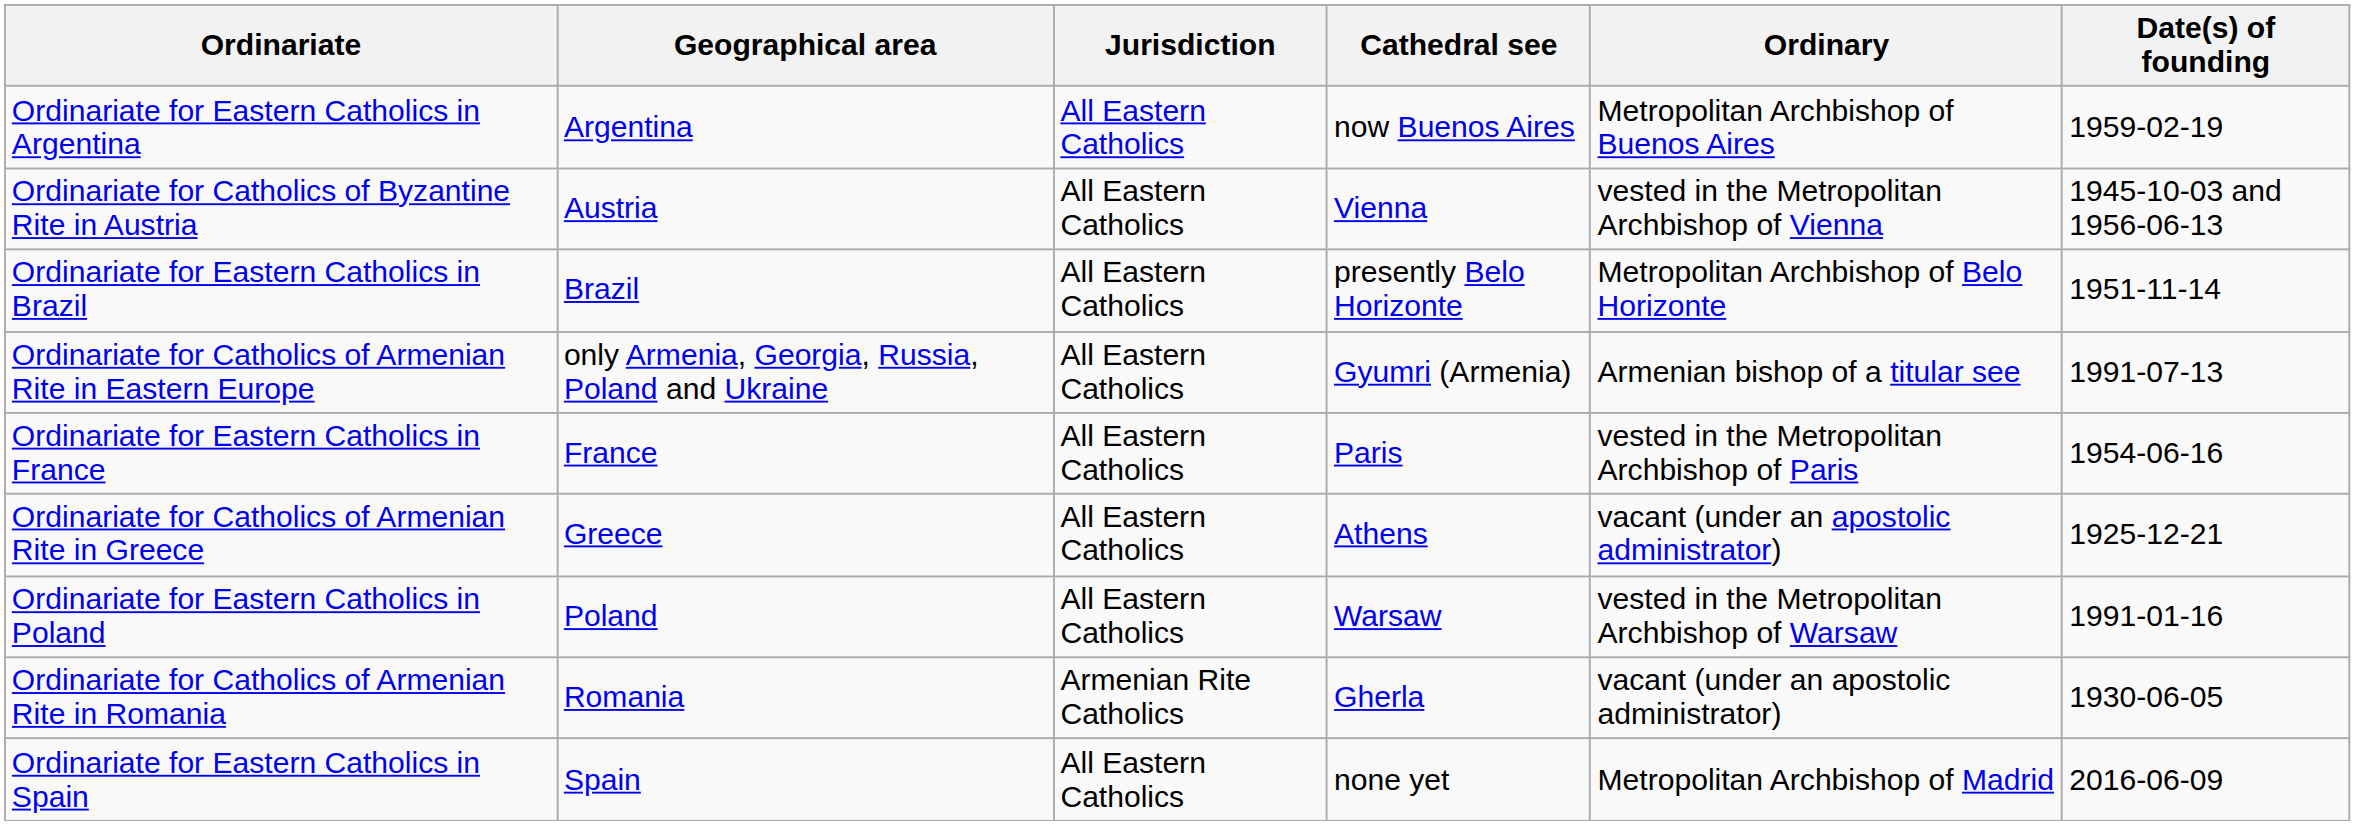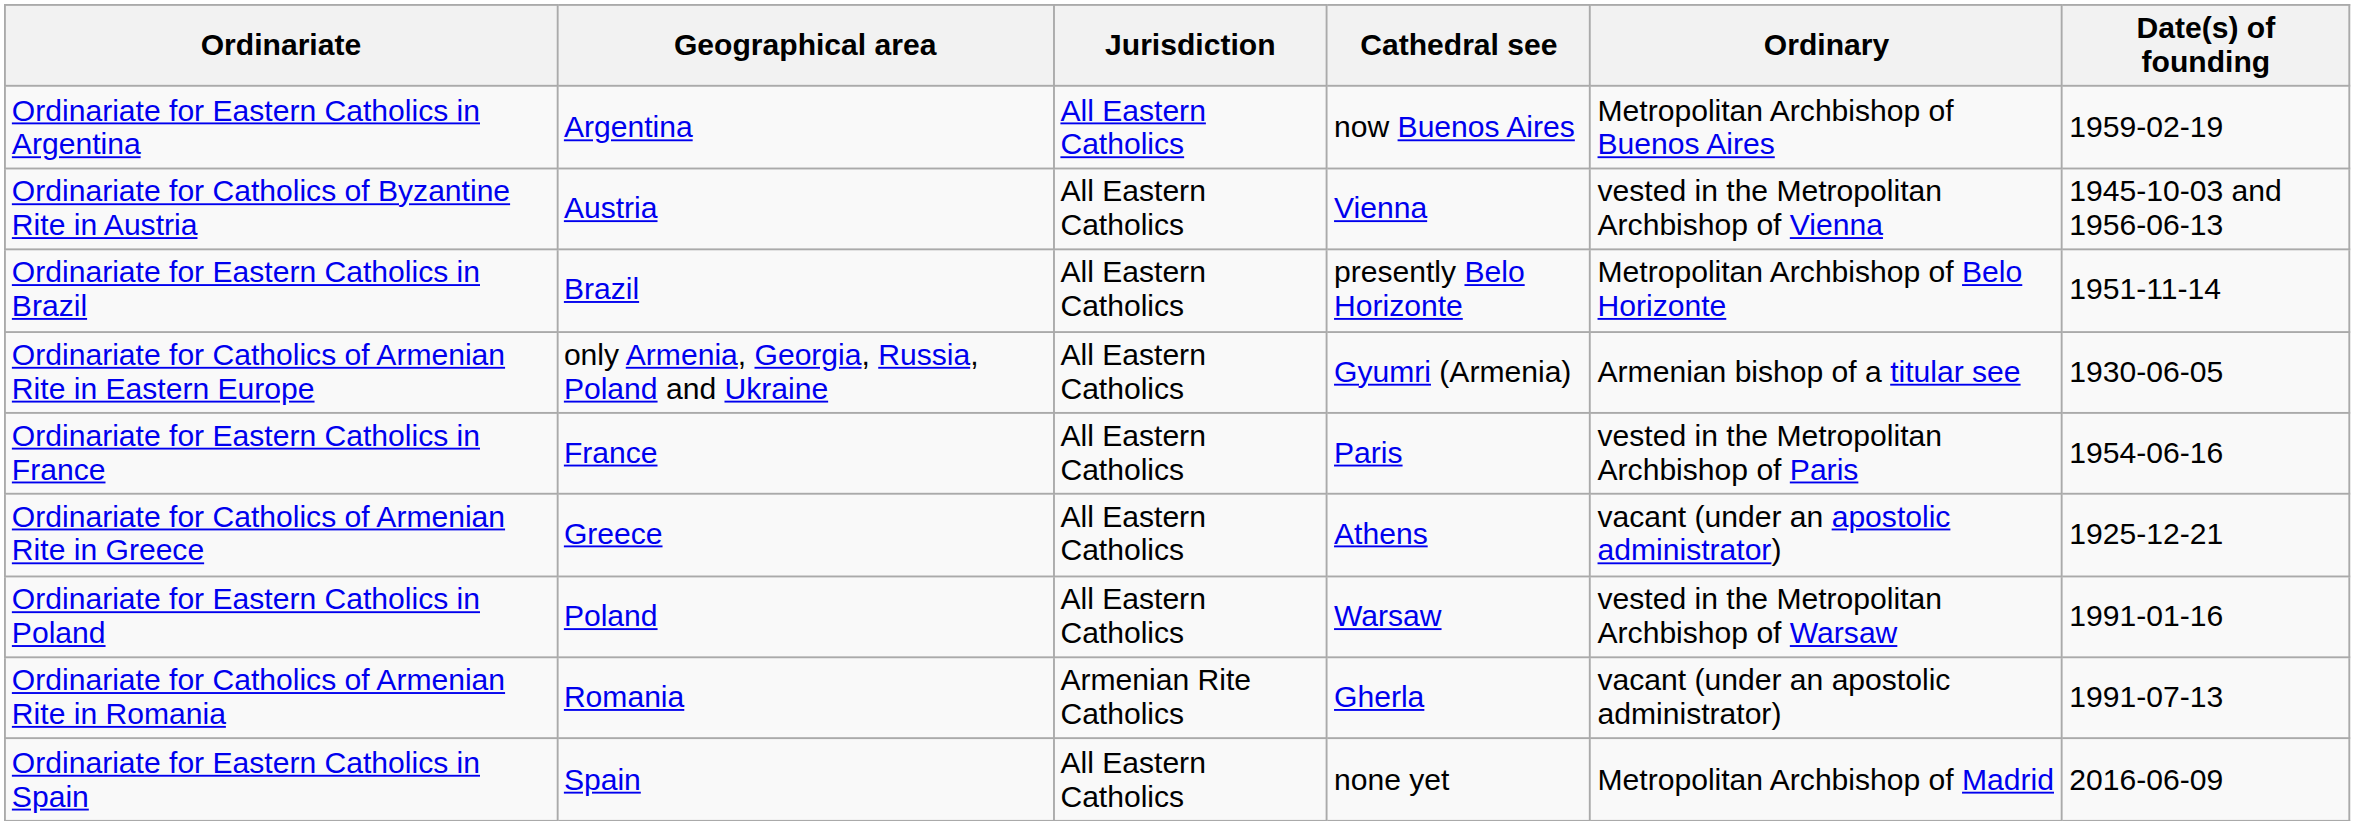(2146, 371) 1991-07-13 -> (2146, 371) 1930-06-05
(2146, 697) 1930-06-05 -> (2146, 697) 1991-07-13
